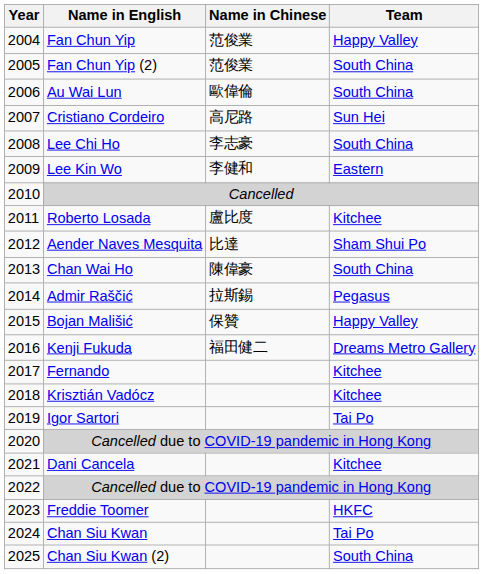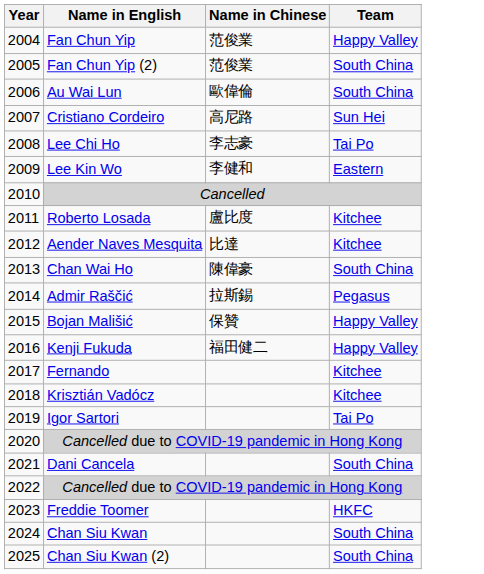(373, 143) South China -> (353, 143) Tai Po
(380, 244) Sham Shui Po -> (357, 244) Kitchee
(404, 347) Dreams Metro Gallery -> (375, 347) Happy Valley
(357, 464) Kitchee -> (373, 464) South China
(353, 533) Tai Po -> (373, 533) South China
